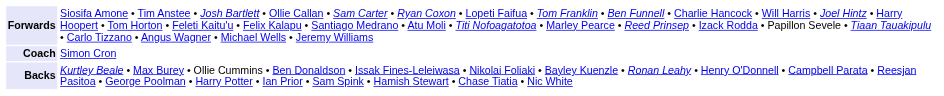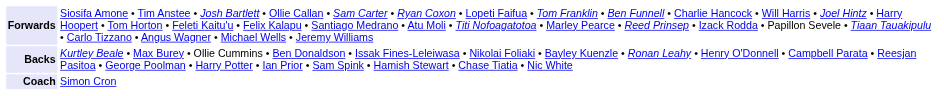rows swapped: (40, 76) <-> (39, 54)
